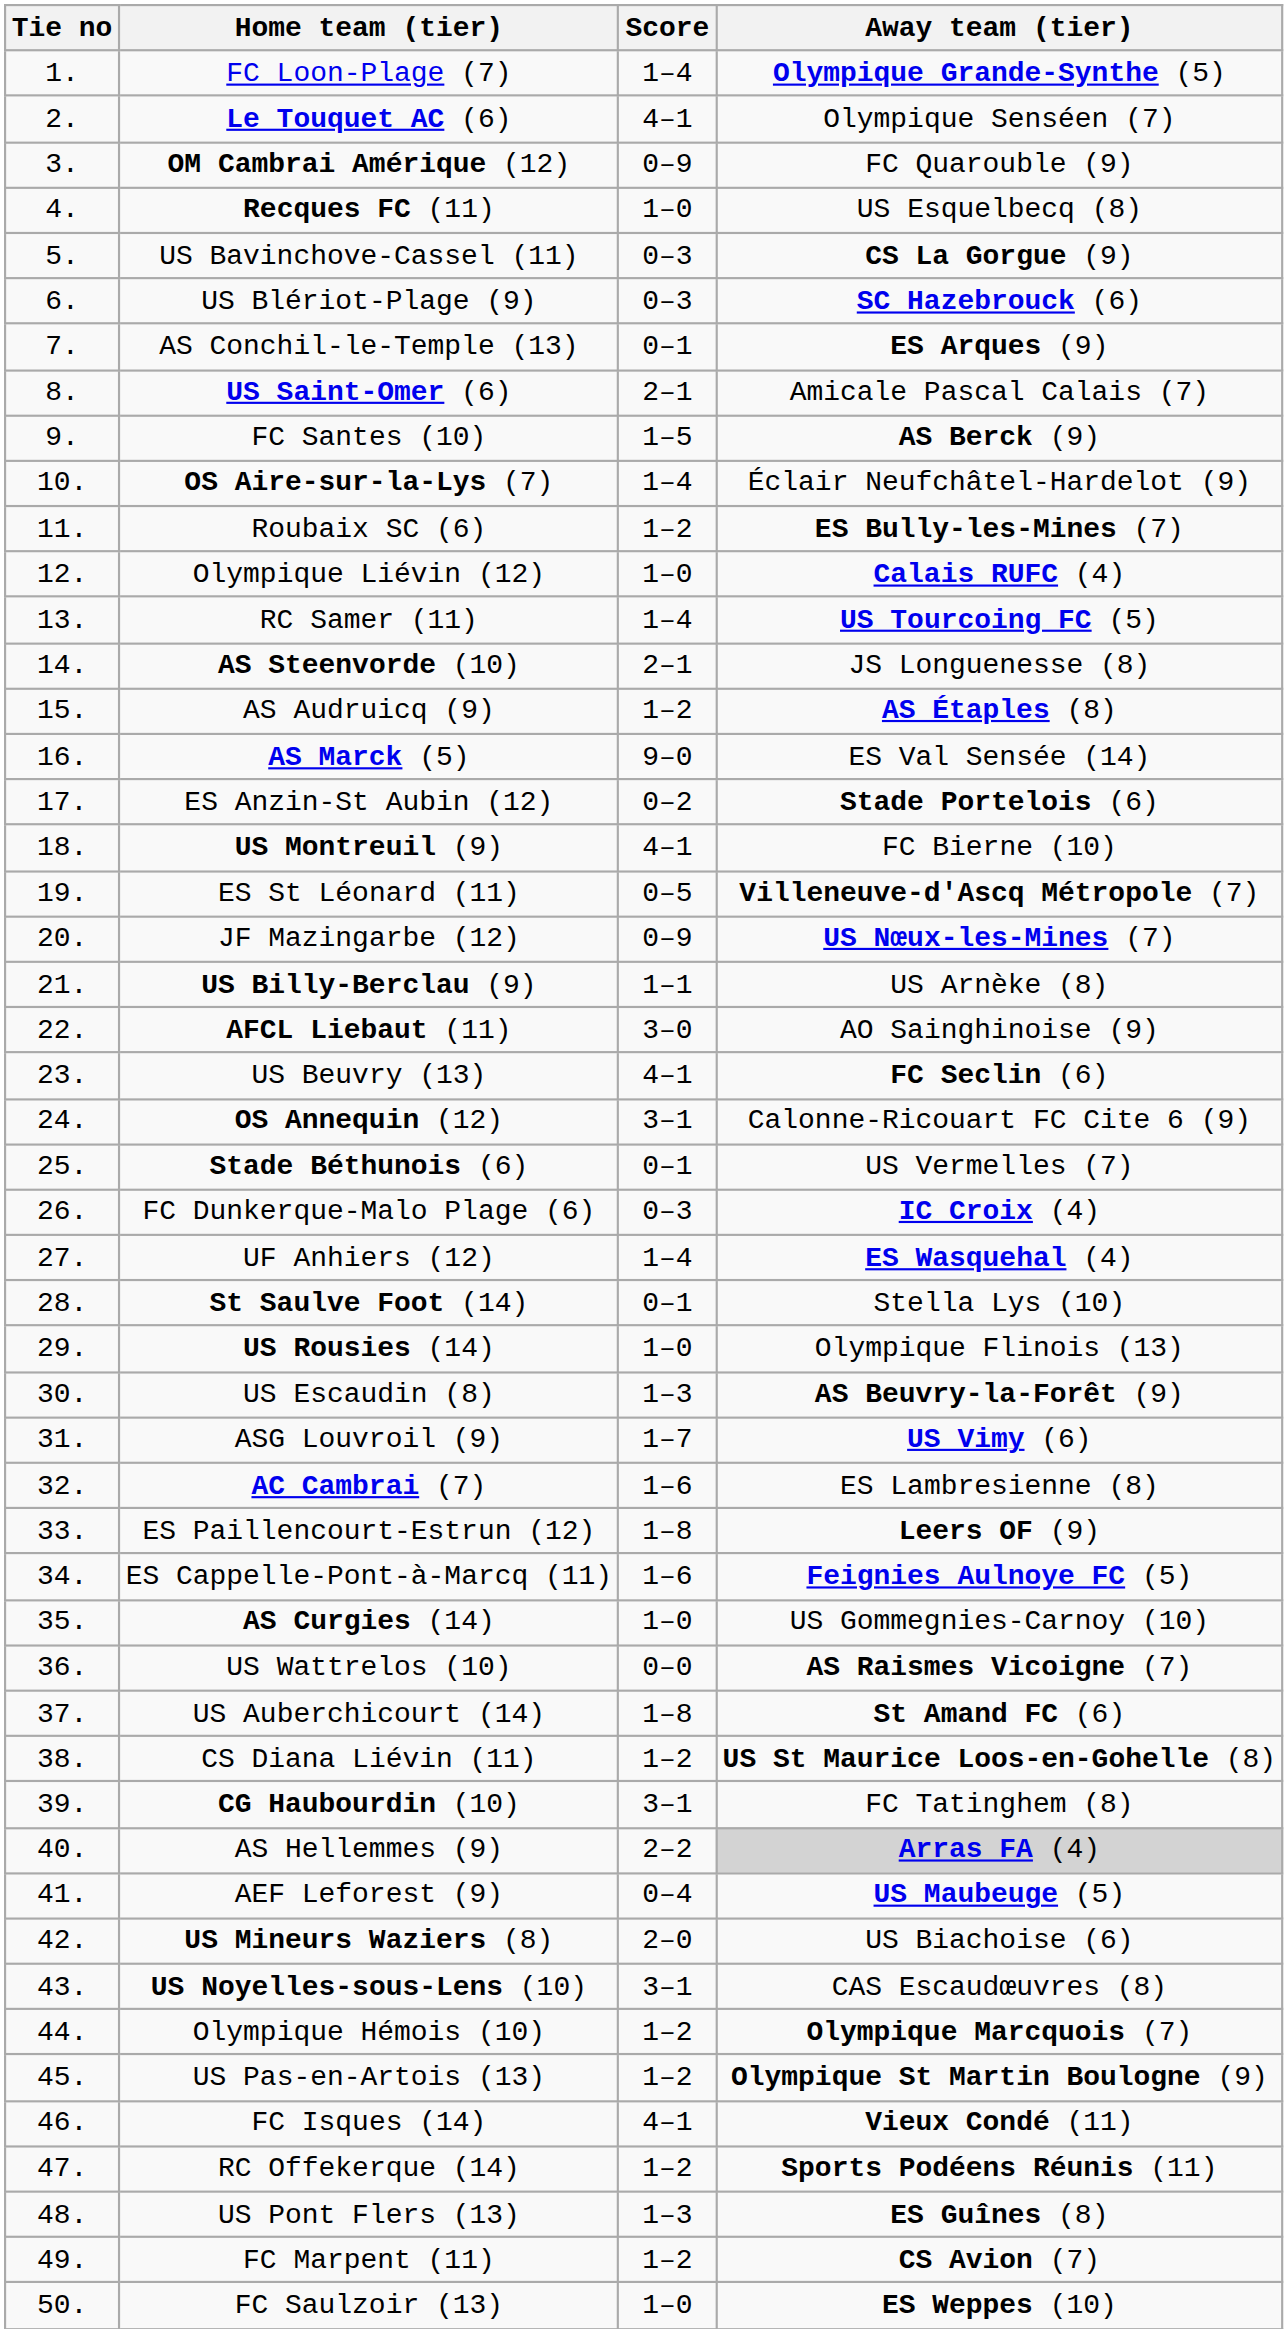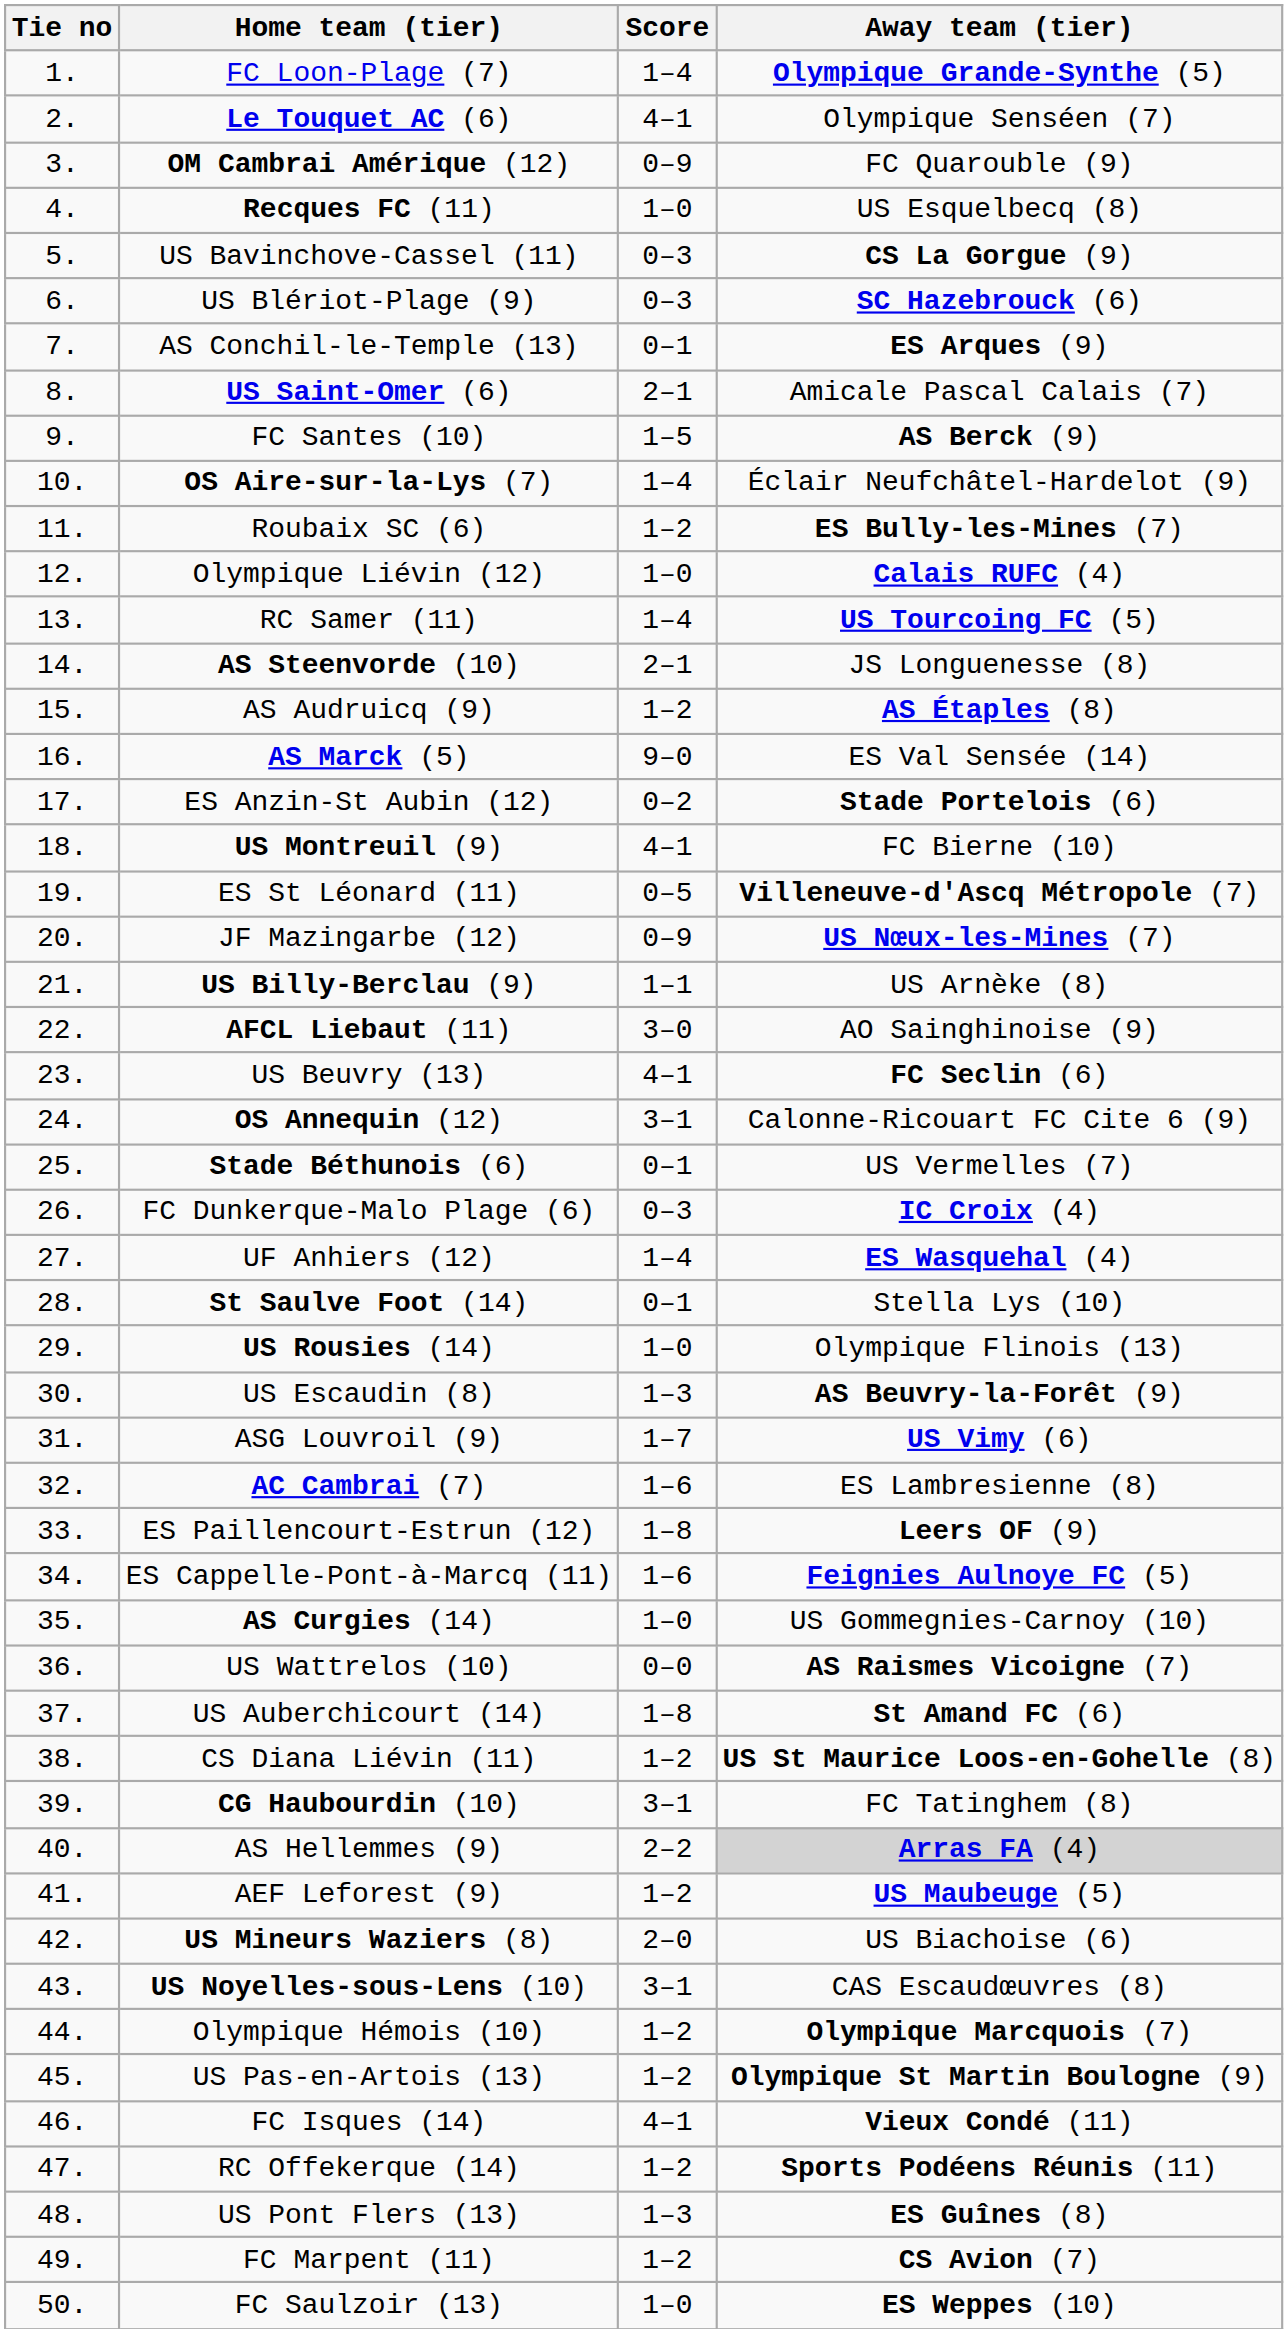(667, 1896) 0–4 -> (667, 1896) 1–2
